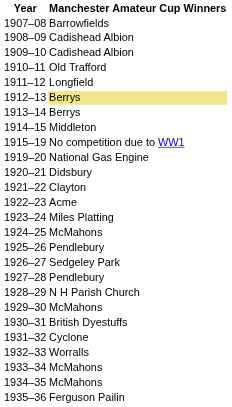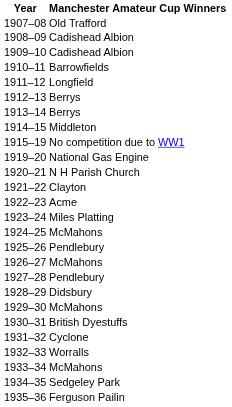(79, 23) Barrowfields -> (78, 23) Old Trafford
(78, 68) Old Trafford -> (79, 68) Barrowfields
(65, 98) khaki background -> (65, 98) no background
(71, 172) Didsbury -> (94, 172) N H Parish Church
(85, 262) Sedgeley Park -> (76, 262) McMahons
(94, 292) N H Parish Church -> (71, 292) Didsbury
(76, 382) McMahons -> (85, 382) Sedgeley Park
